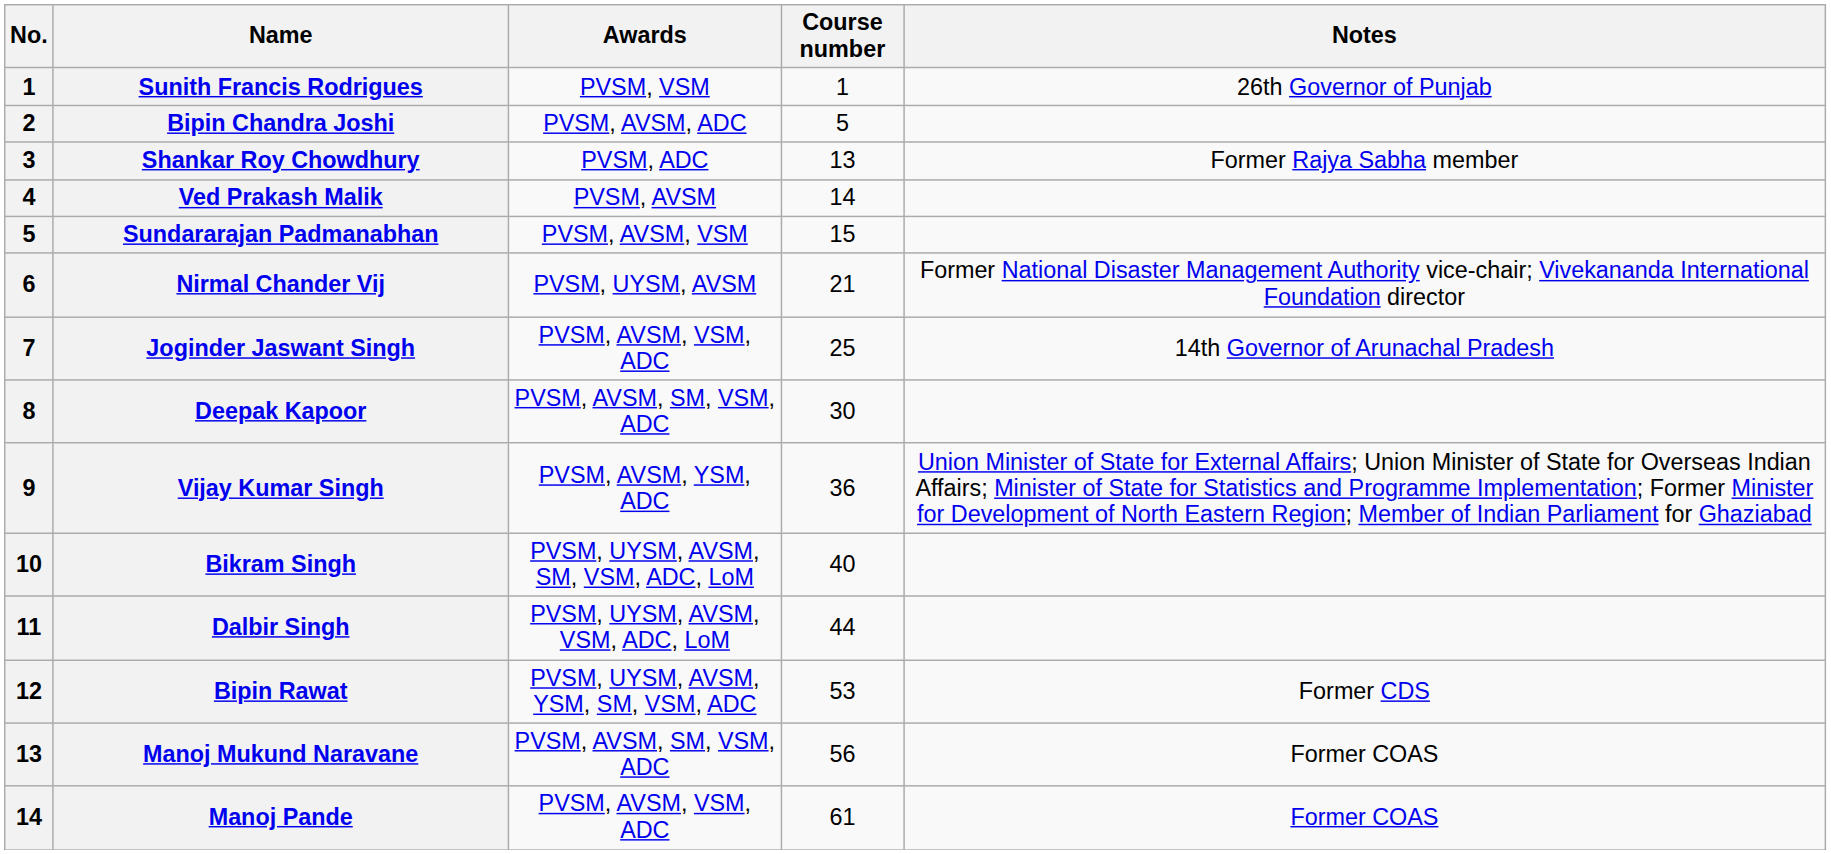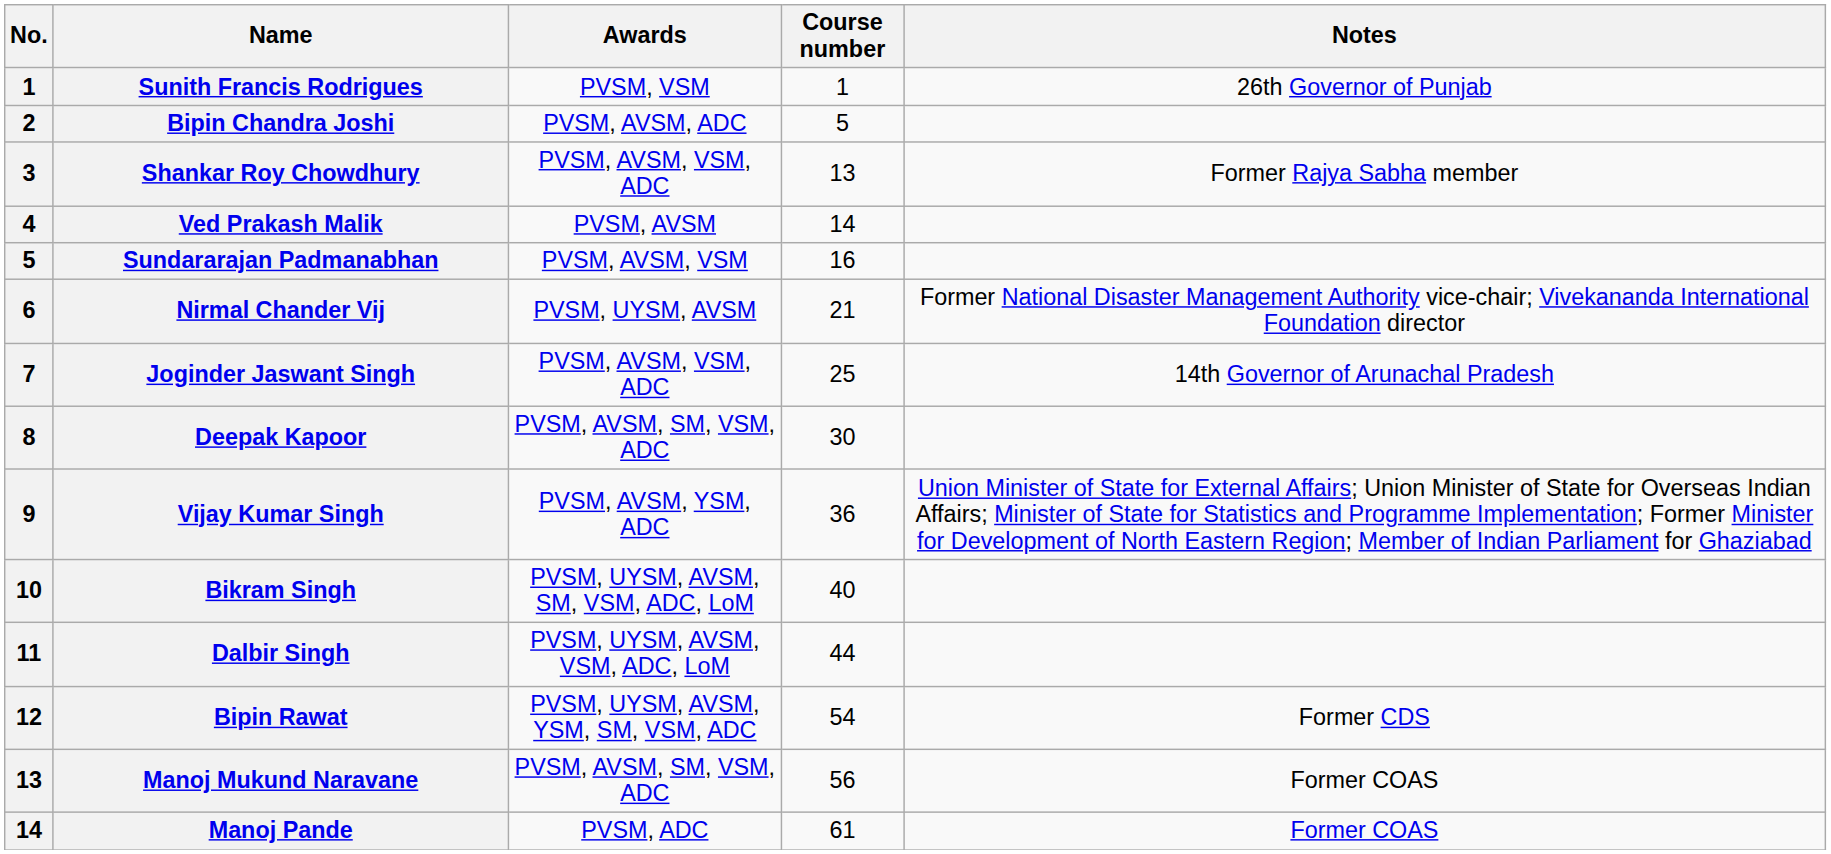(645, 160) PVSM, ADC -> (645, 173) PVSM, AVSM, VSM, ADC
(842, 234) 15 -> (842, 260) 16
(842, 690) 53 -> (842, 717) 54
(645, 817) PVSM, AVSM, VSM, ADC -> (645, 830) PVSM, ADC
